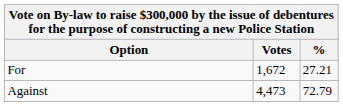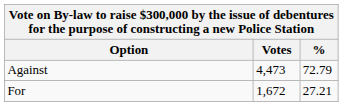rows swapped: (28, 91) <-> (16, 70)
